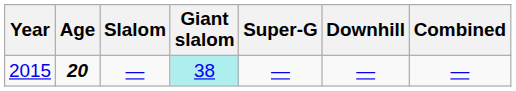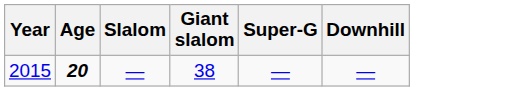- column: (460, 30)
(205, 70) paleturquoise background -> (205, 70) no background
